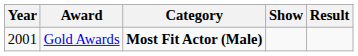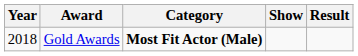(22, 39) 2001 -> (22, 39) 2018
